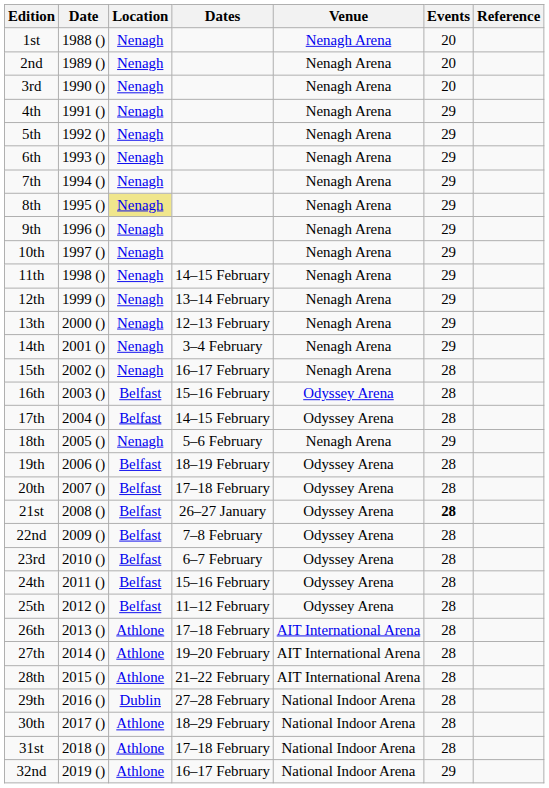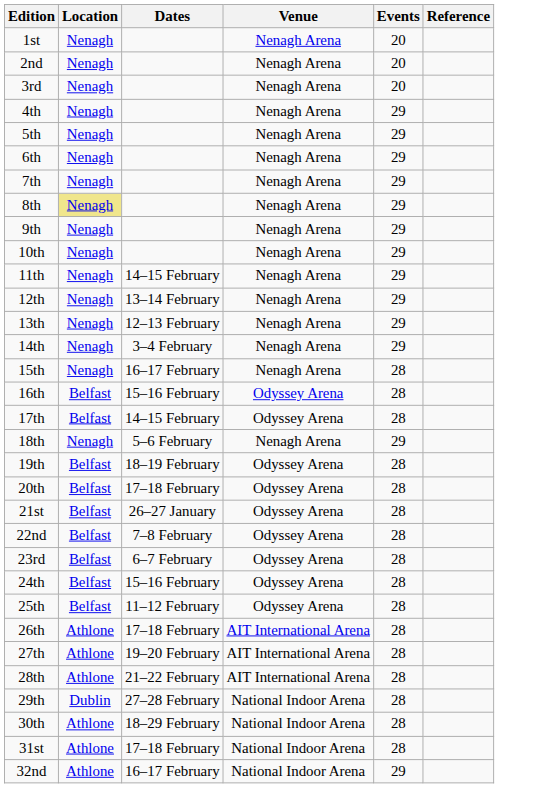- column: (84, 16)
(449, 511) bold -> (398, 511) normal
